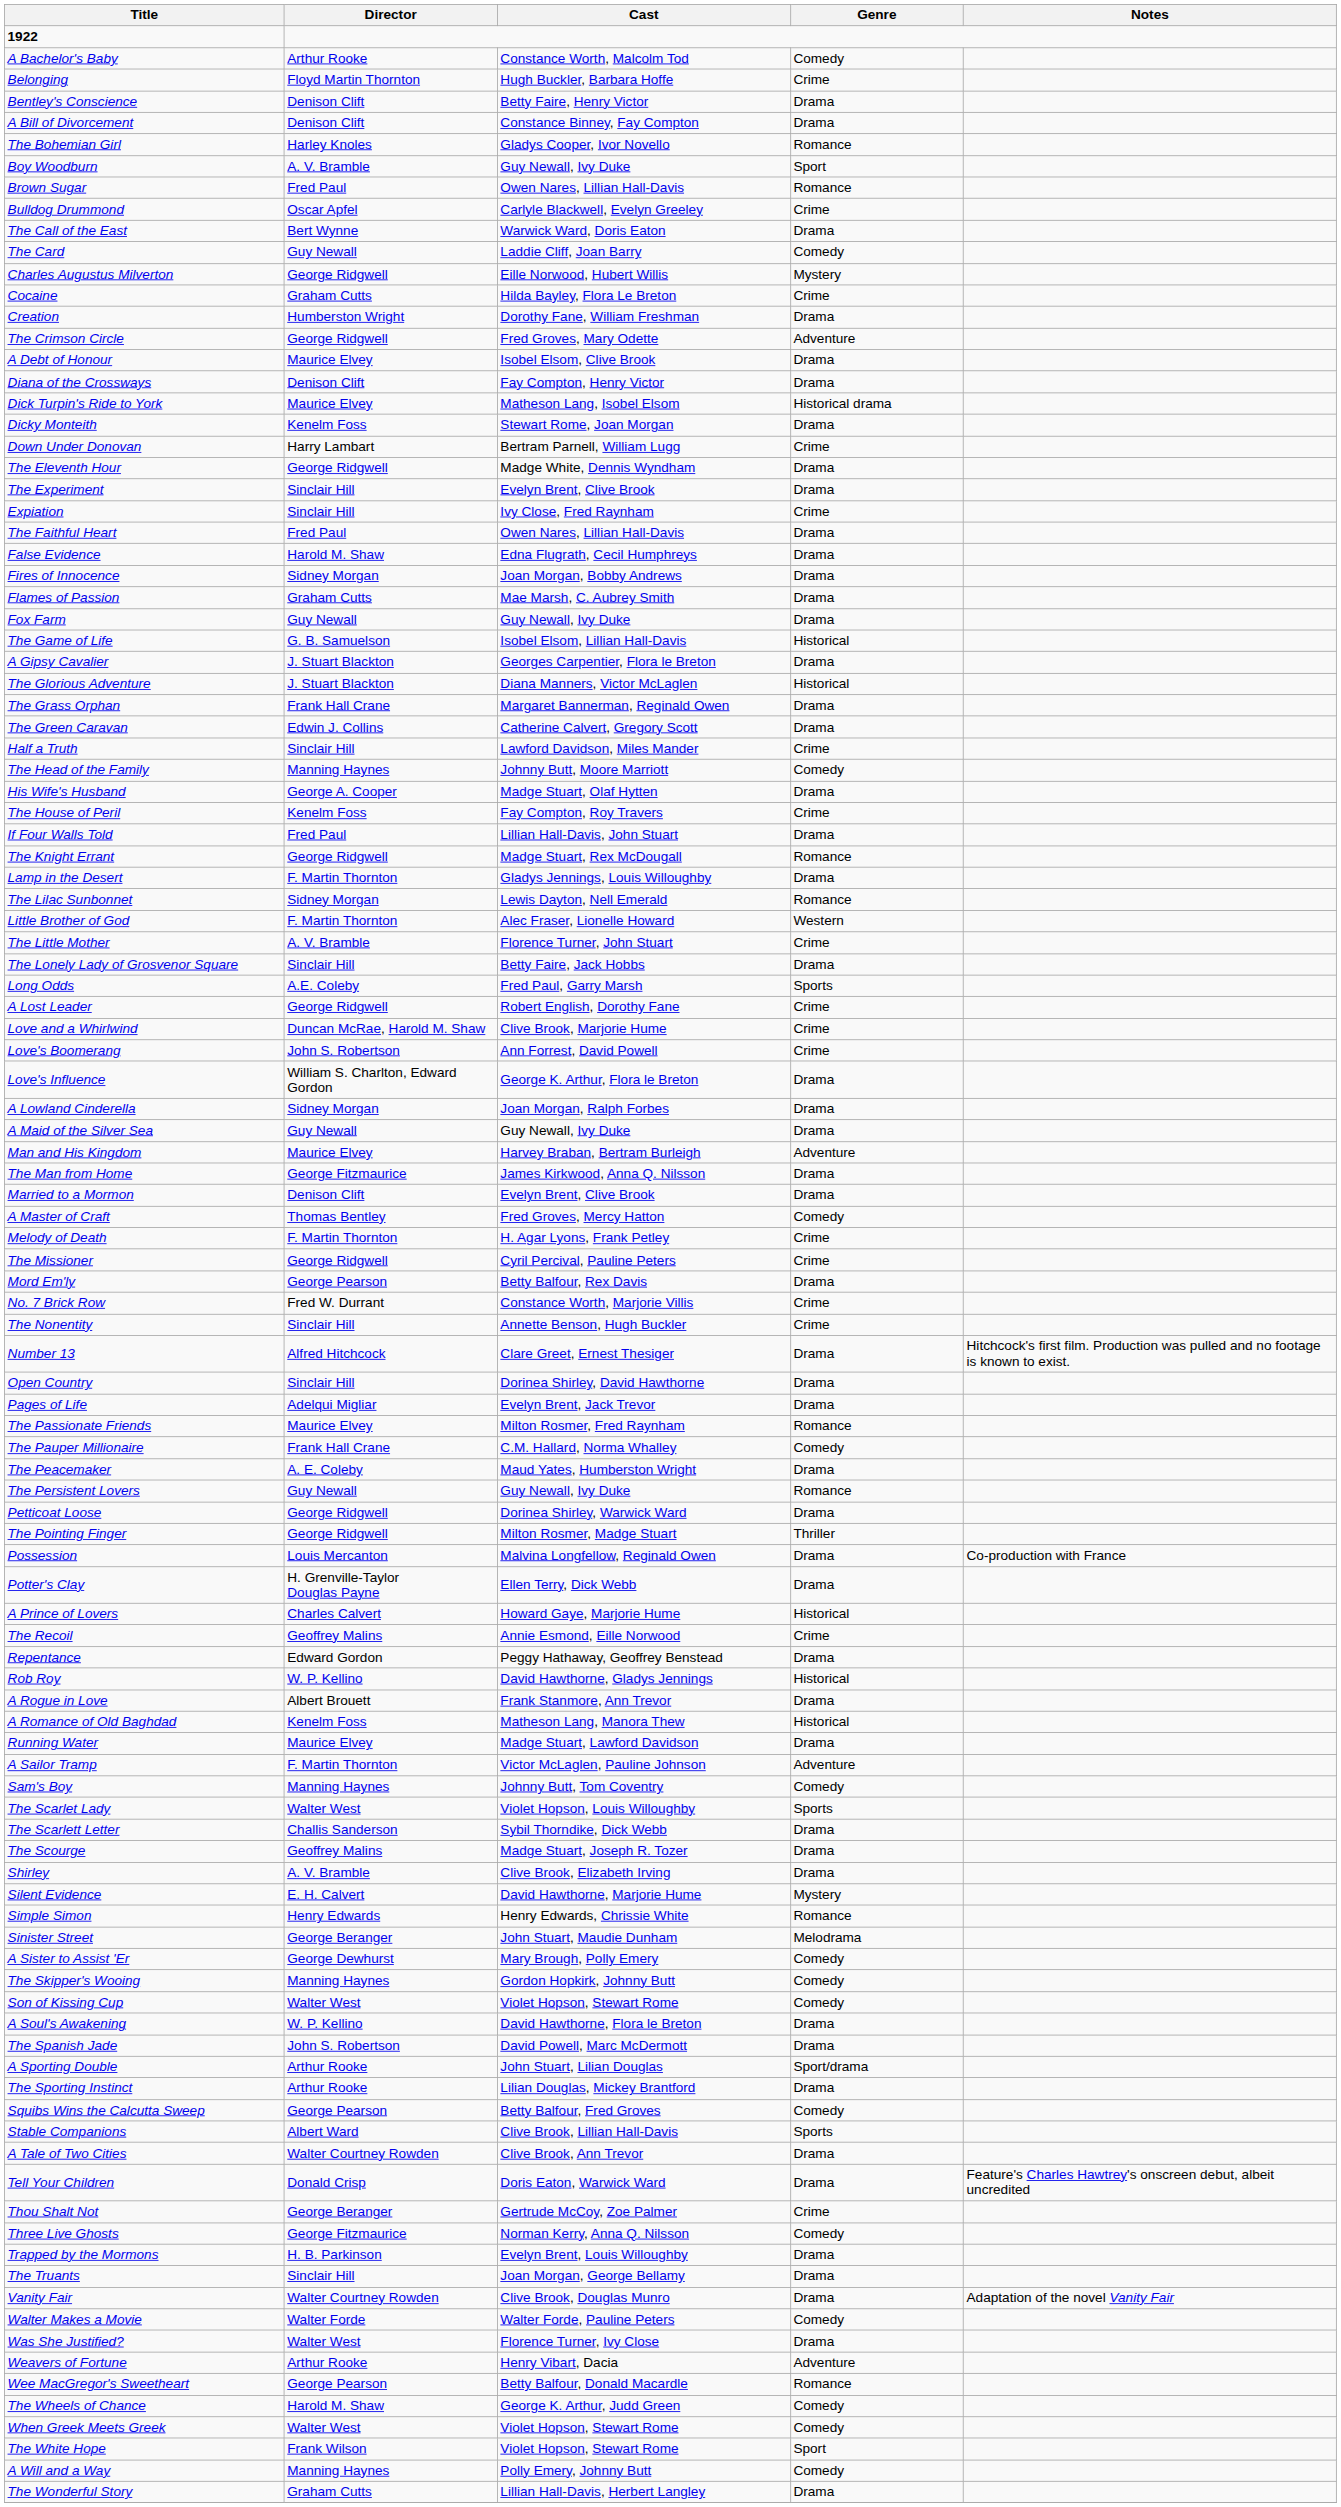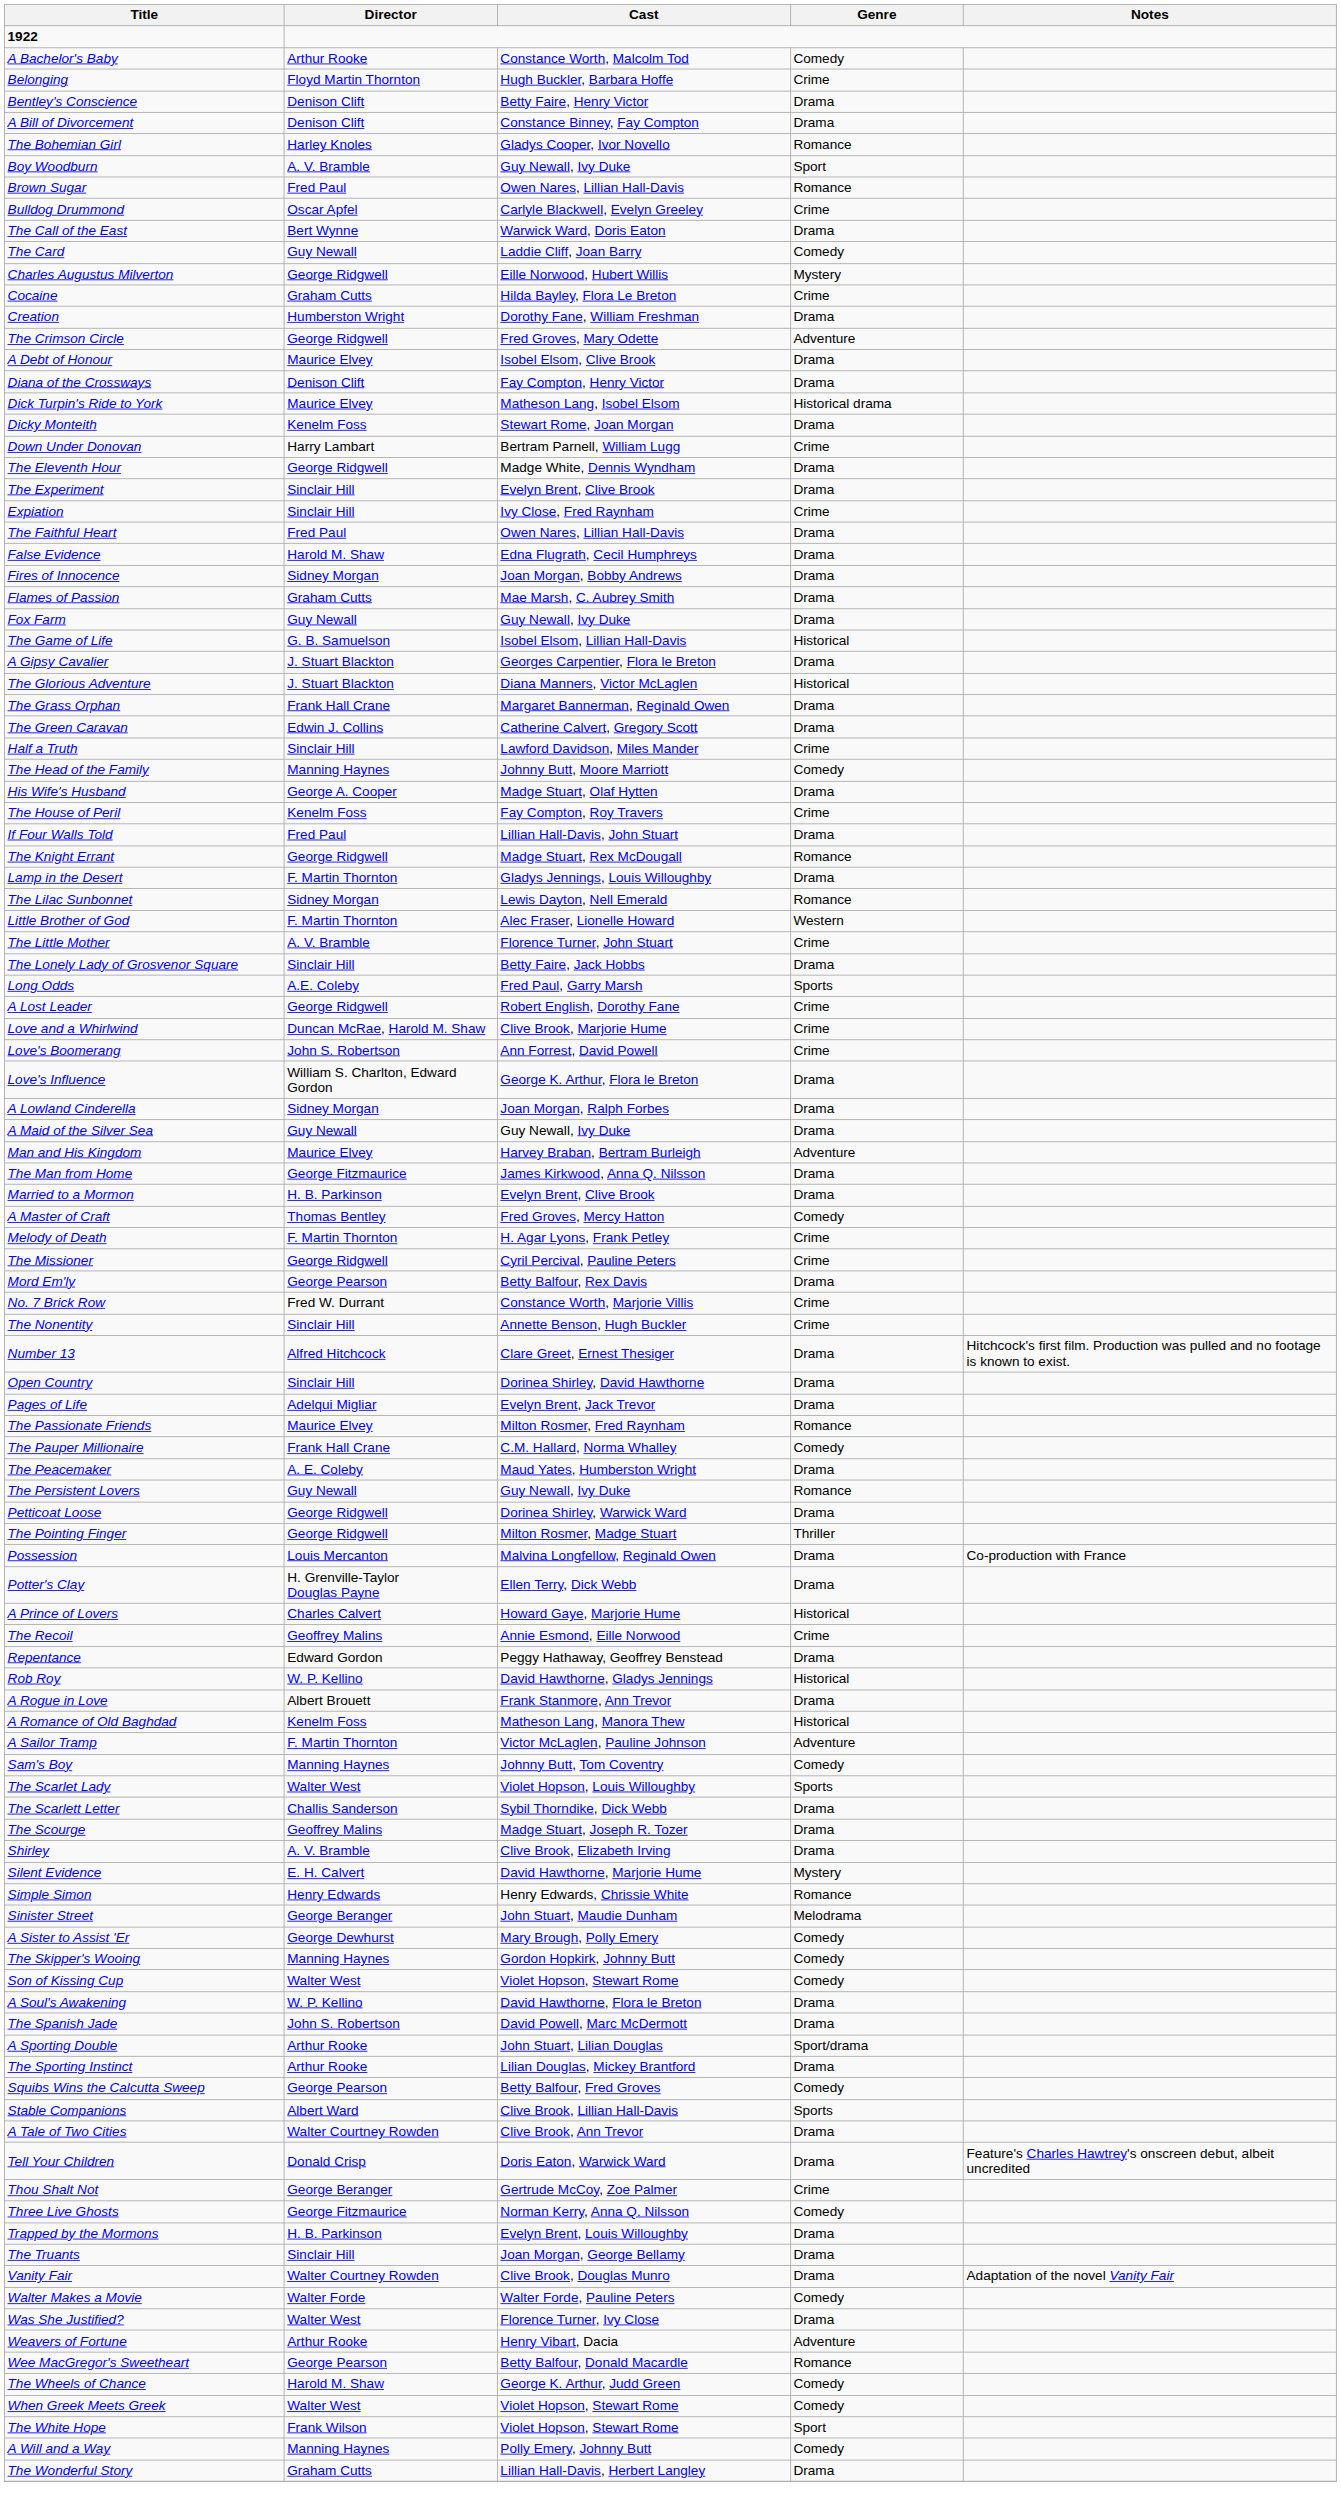(326, 1195) Denison Clift -> (335, 1195) H. B. Parkinson
- row: (53, 1743)
